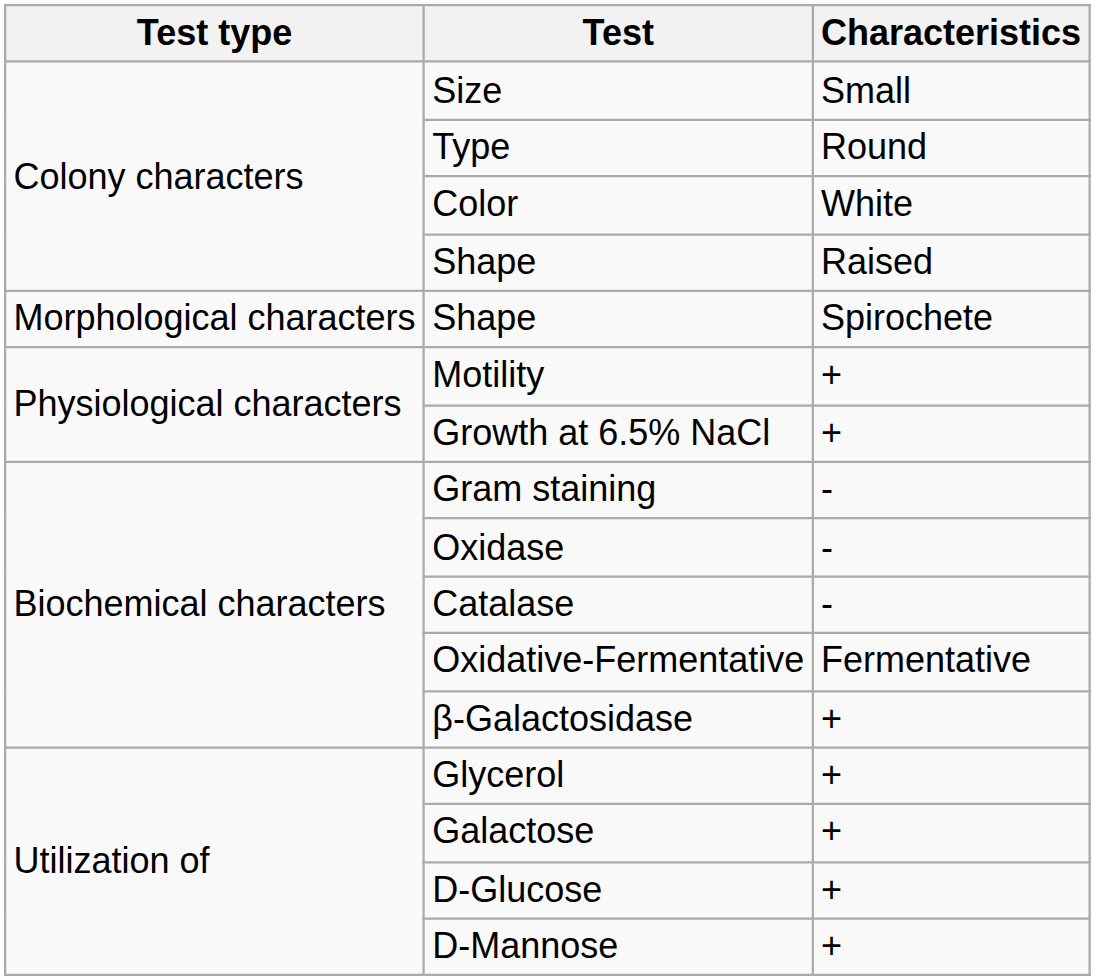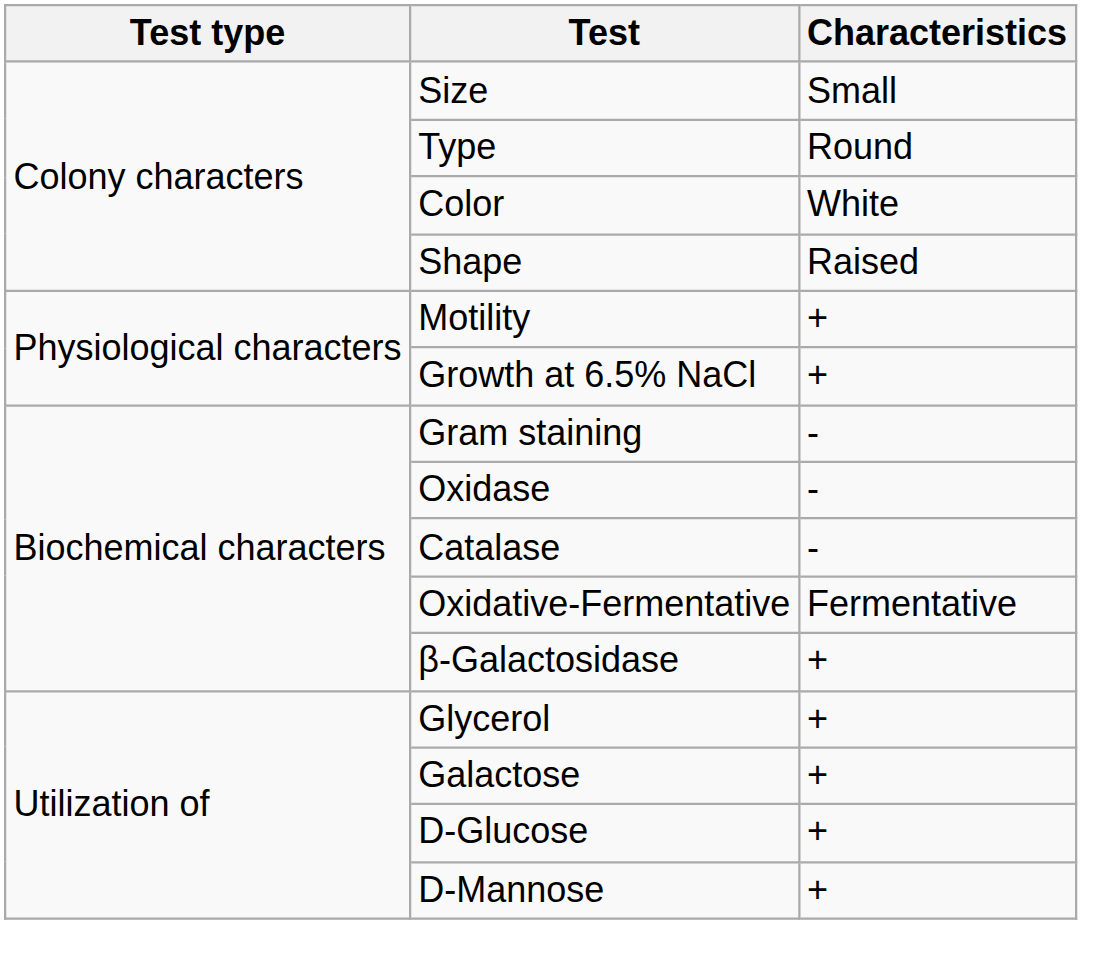- row: (484, 318)
